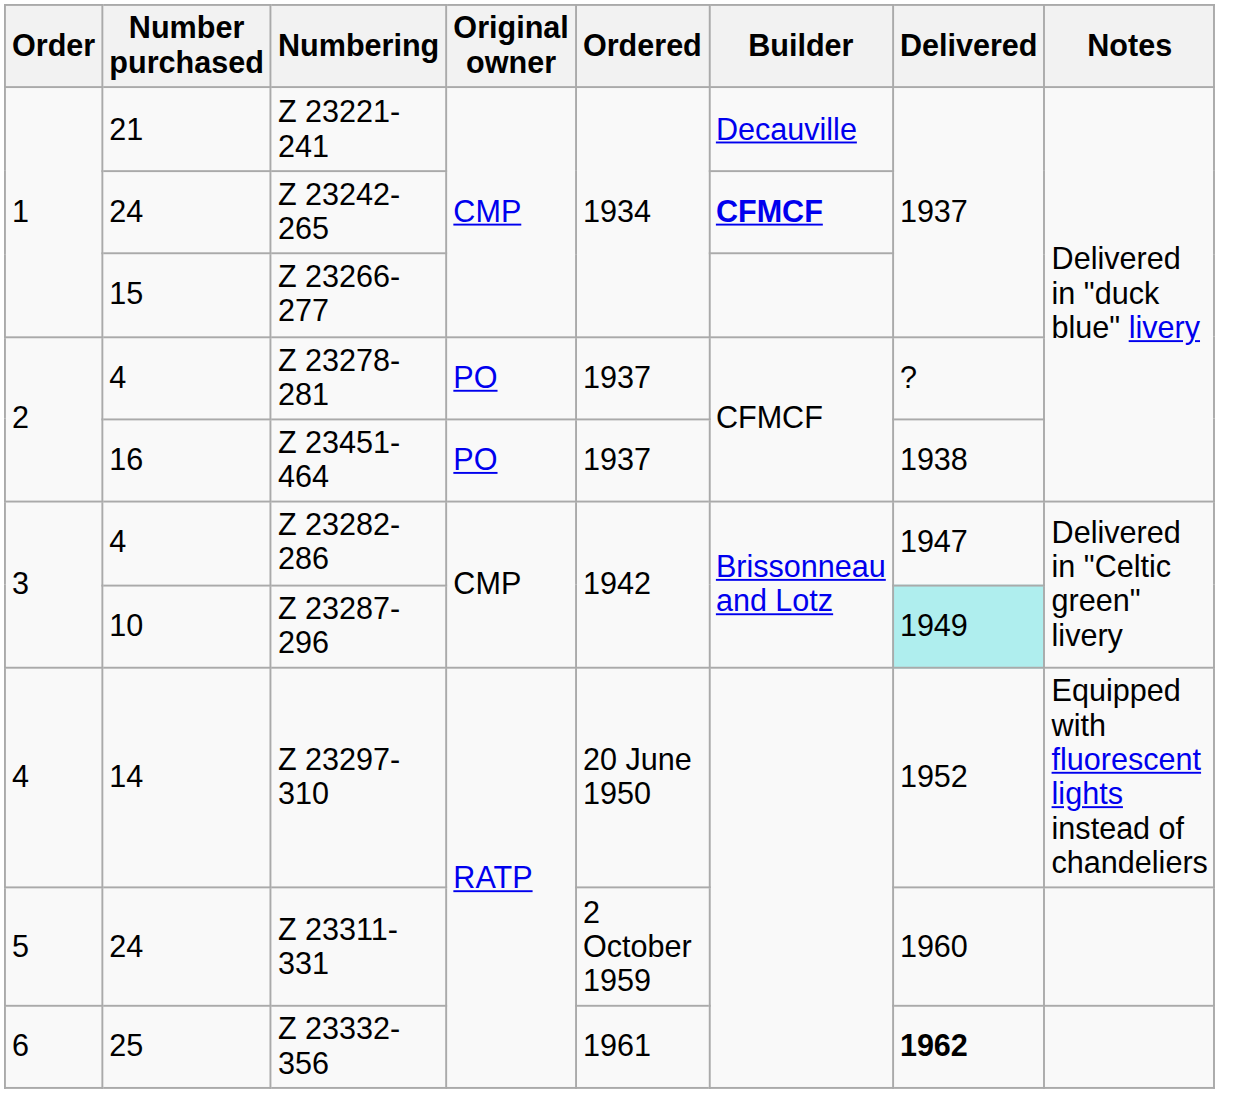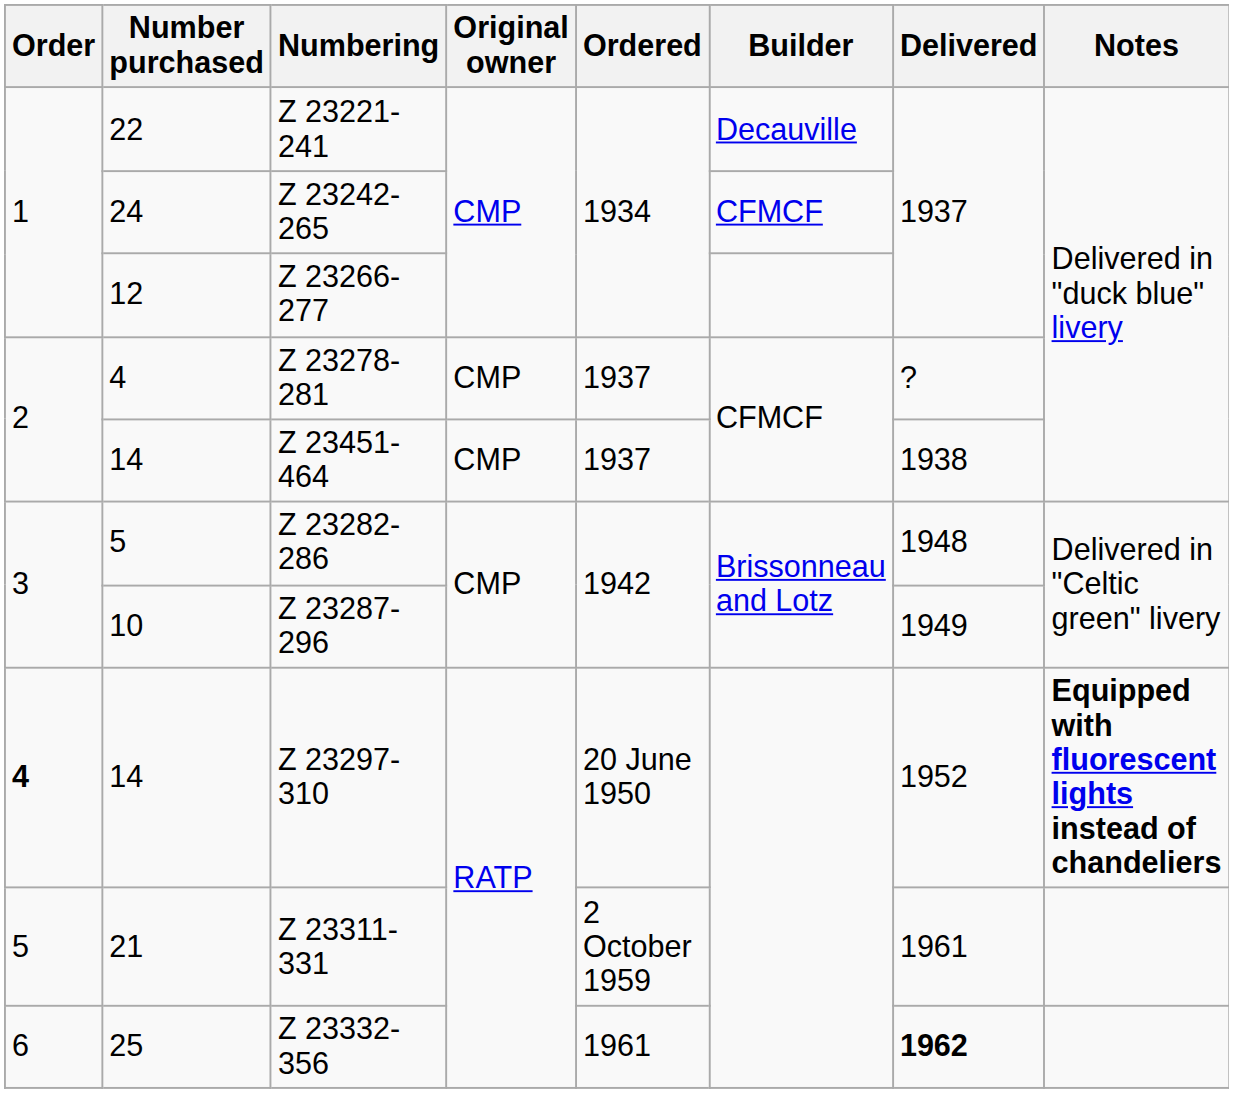(126, 128) 21 -> (126, 128) 22
(769, 211) bold -> (769, 211) normal
(126, 294) 15 -> (126, 294) 12
(475, 377) PO -> (487, 377) CMP
(126, 460) 16 -> (126, 460) 14
(475, 460) PO -> (487, 460) CMP
(118, 543) 4 -> (118, 543) 5
(934, 543) 1947 -> (934, 543) 1948
(934, 625) paleturquoise background -> (934, 625) no background
(21, 777) normal -> (21, 777) bold
(1130, 777) normal -> (1137, 777) bold
(126, 946) 24 -> (126, 946) 21
(934, 946) 1960 -> (934, 946) 1961
